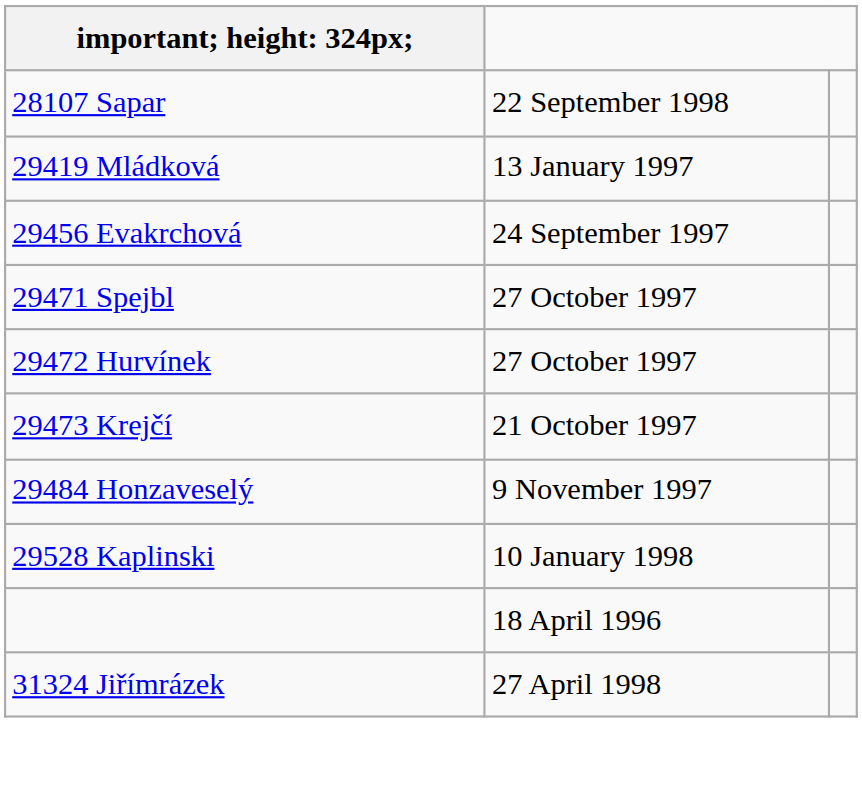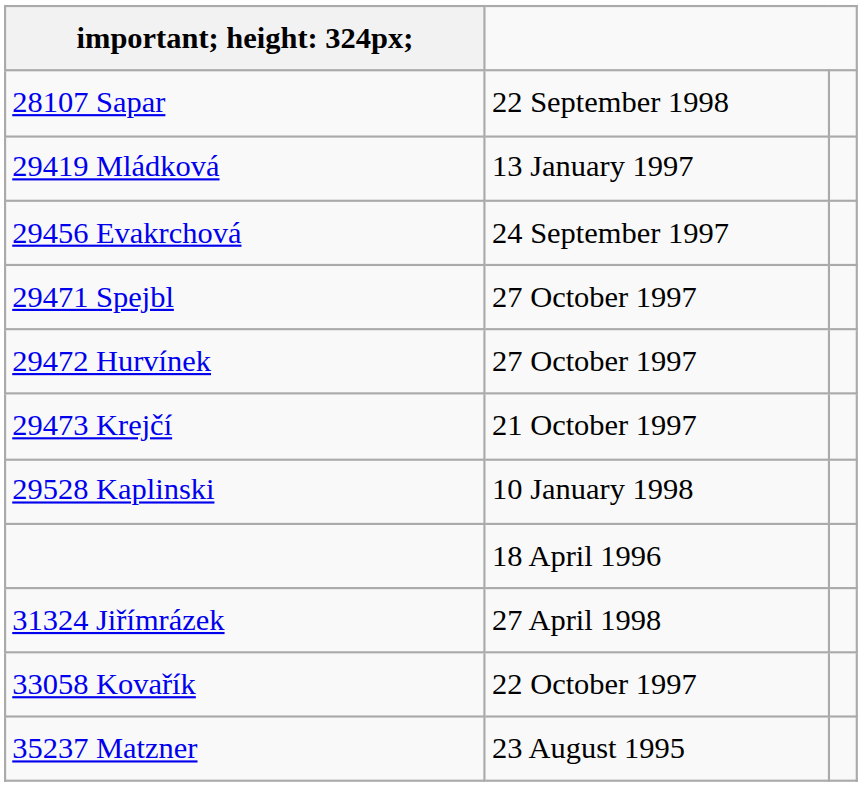- row: (133, 489)
+ row: (104, 683)
+ row: (105, 748)
